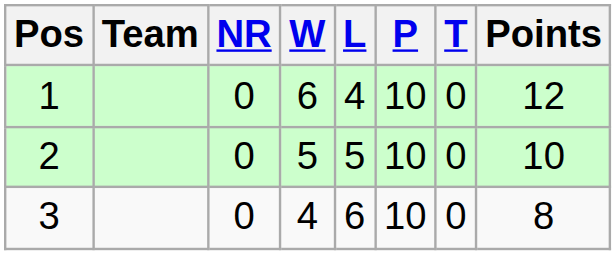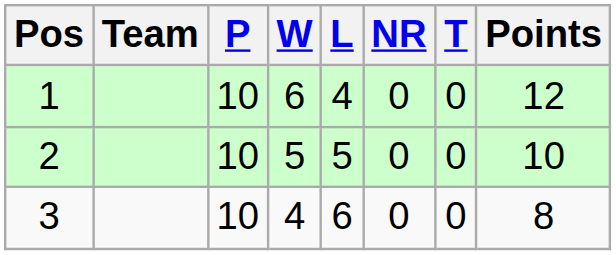columns swapped: (405, 34) <-> (244, 34)
